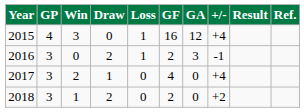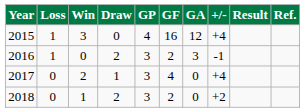columns swapped: (49, 14) <-> (143, 14)
